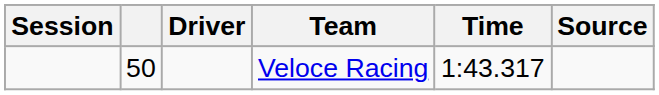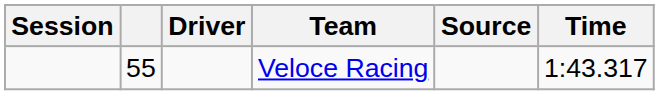columns swapped: (493, 26) <-> (602, 26)
(141, 68) 50 -> (141, 68) 55
